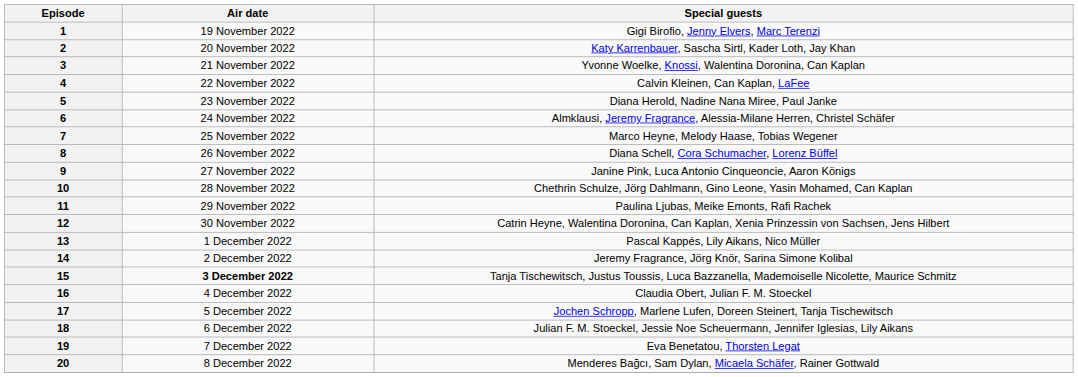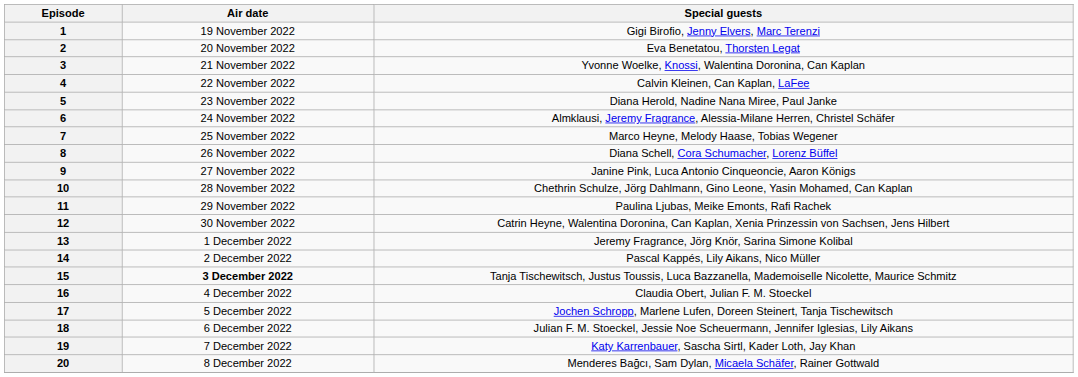(723, 49) Katy Karrenbauer, Sascha Sirtl, Kader Loth, Jay Khan -> (723, 49) Eva Benetatou, Thorsten Legat
(723, 241) Pascal Kappés, Lily Aikans, Nico Müller -> (723, 241) Jeremy Fragrance, Jörg Knör, Sarina Simone Kolibal
(723, 259) Jeremy Fragrance, Jörg Knör, Sarina Simone Kolibal -> (723, 259) Pascal Kappés, Lily Aikans, Nico Müller
(723, 346) Eva Benetatou, Thorsten Legat -> (723, 346) Katy Karrenbauer, Sascha Sirtl, Kader Loth, Jay Khan
